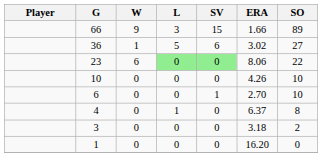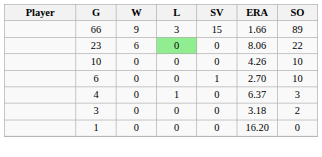- row: (96, 45)
(217, 62) lightgreen background -> (217, 45) no background
(297, 111) 8 -> (297, 95) 3
